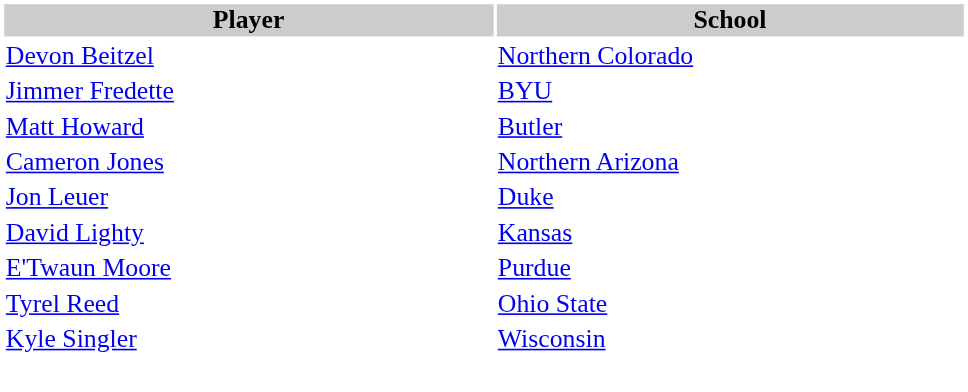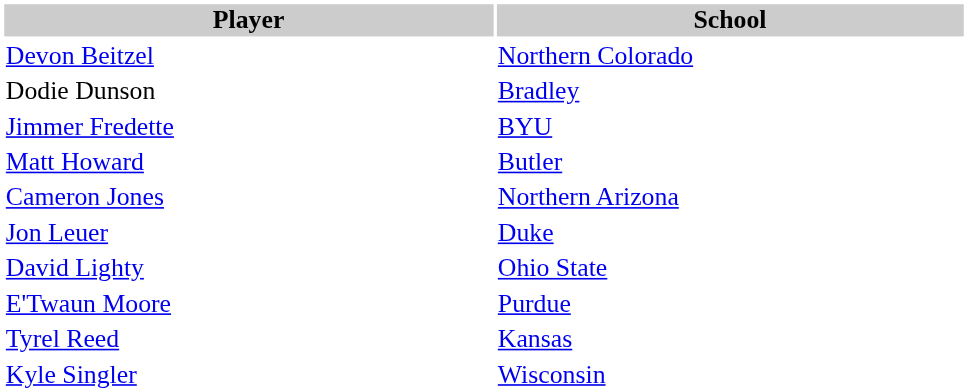+ row: (81, 90)
(535, 232) Kansas -> (553, 267) Ohio State
(553, 303) Ohio State -> (535, 338) Kansas
